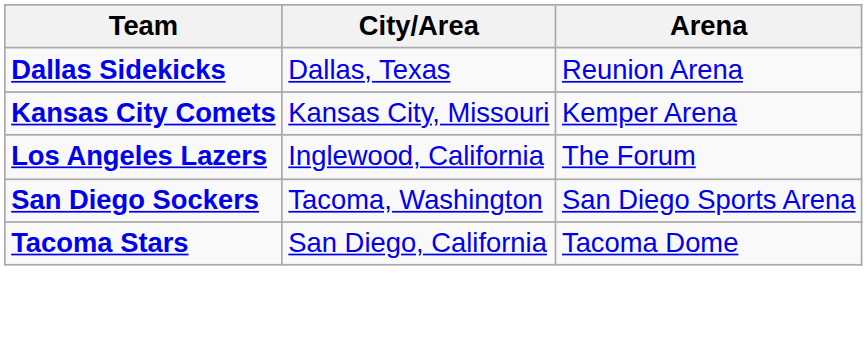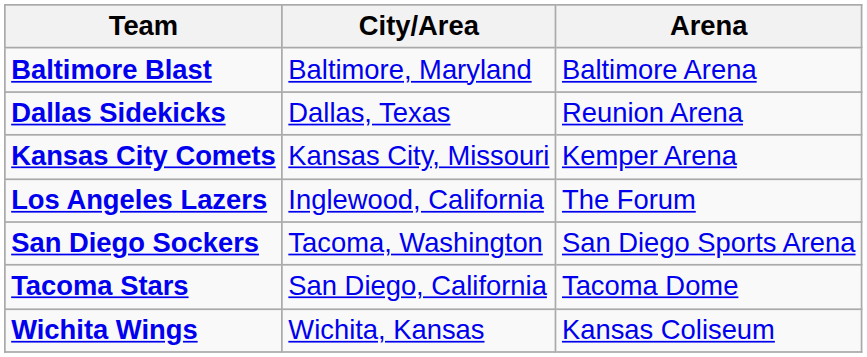+ row: (112, 69)
+ row: (104, 329)
